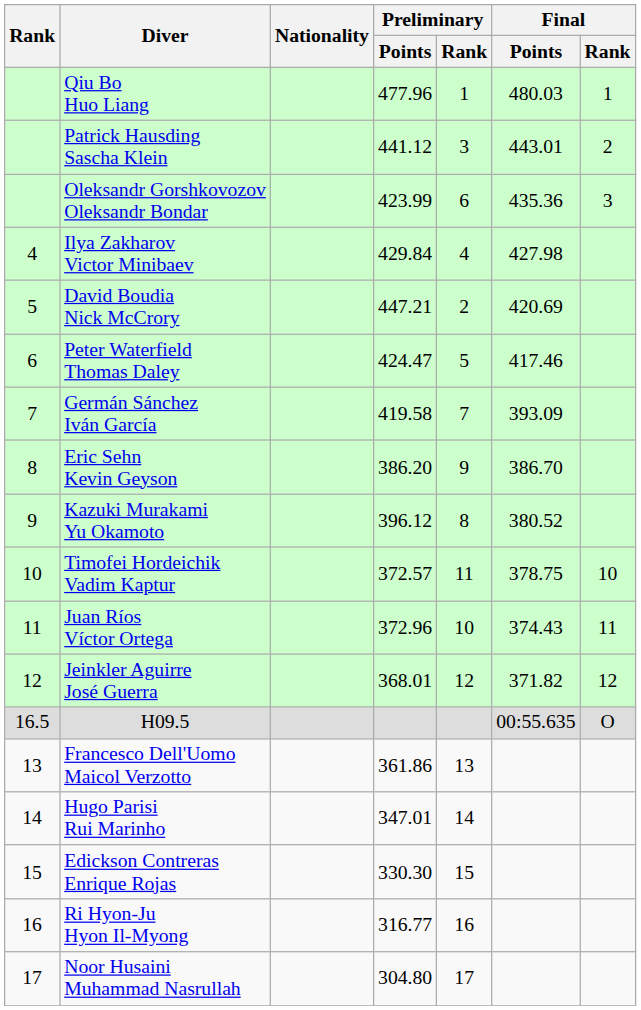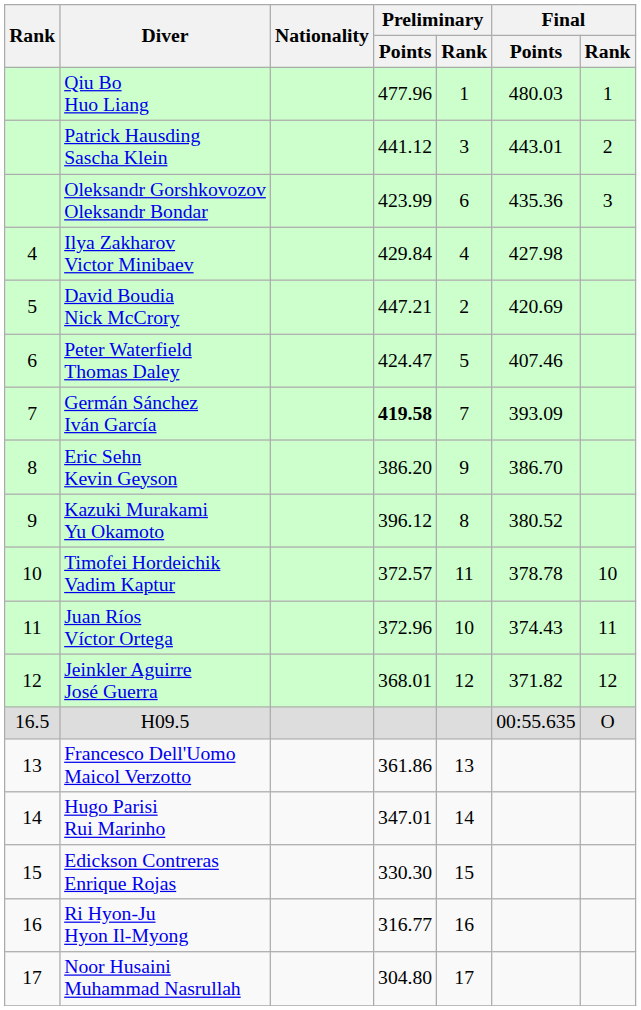(536, 360) 417.46 -> (536, 360) 407.46
(405, 413) normal -> (405, 413) bold
(536, 573) 378.75 -> (536, 573) 378.78
